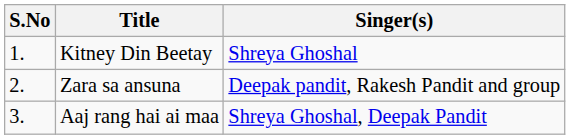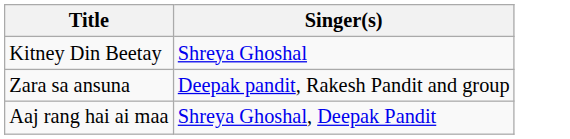- column: (30, 20)
